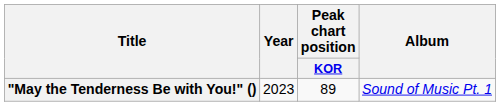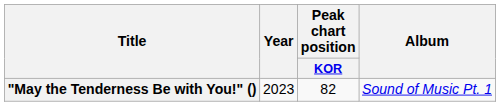(328, 89) 89 -> (328, 89) 82
